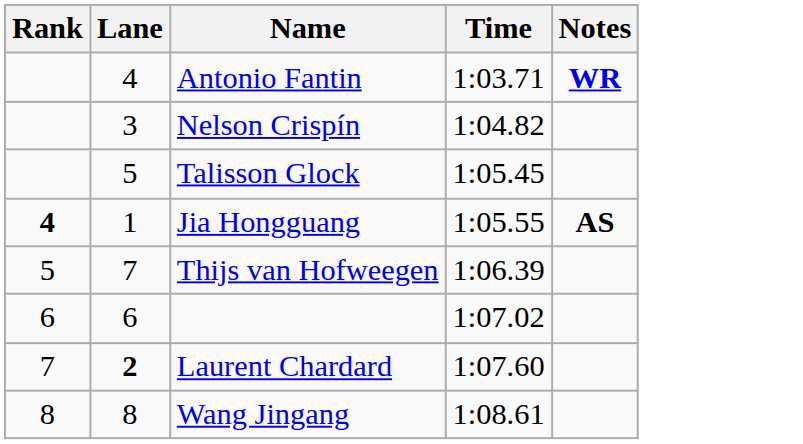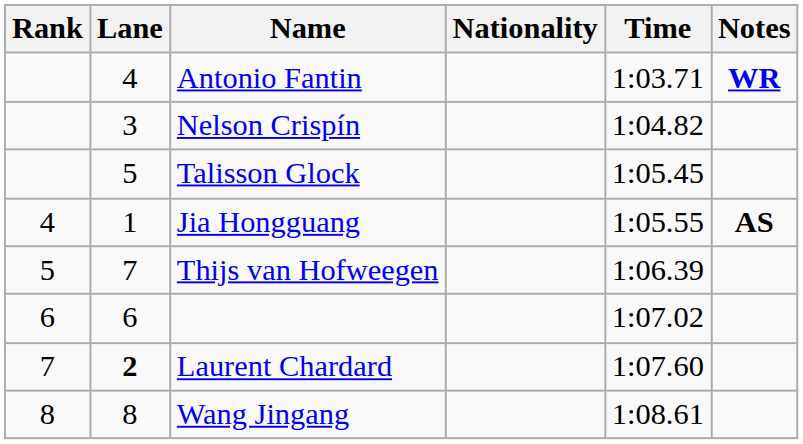+ column: (525, 28)
(47, 221) bold -> (47, 221) normal
